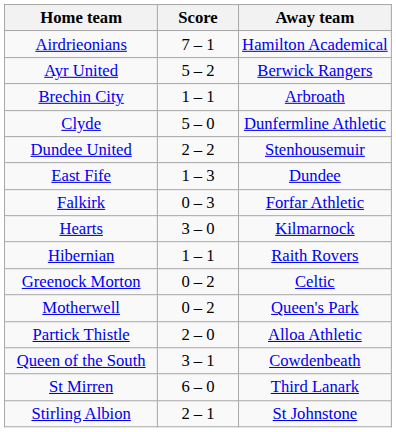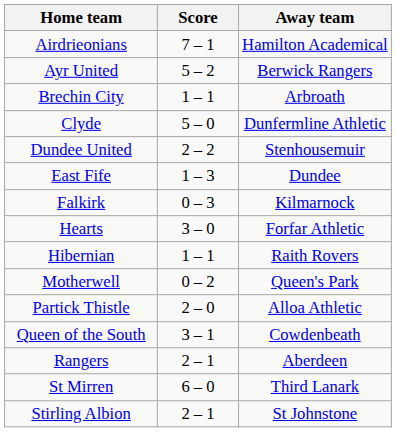(315, 202) Forfar Athletic -> (315, 202) Kilmarnock
(315, 228) Kilmarnock -> (315, 228) Forfar Athletic
- row: (81, 281)
+ row: (81, 360)
